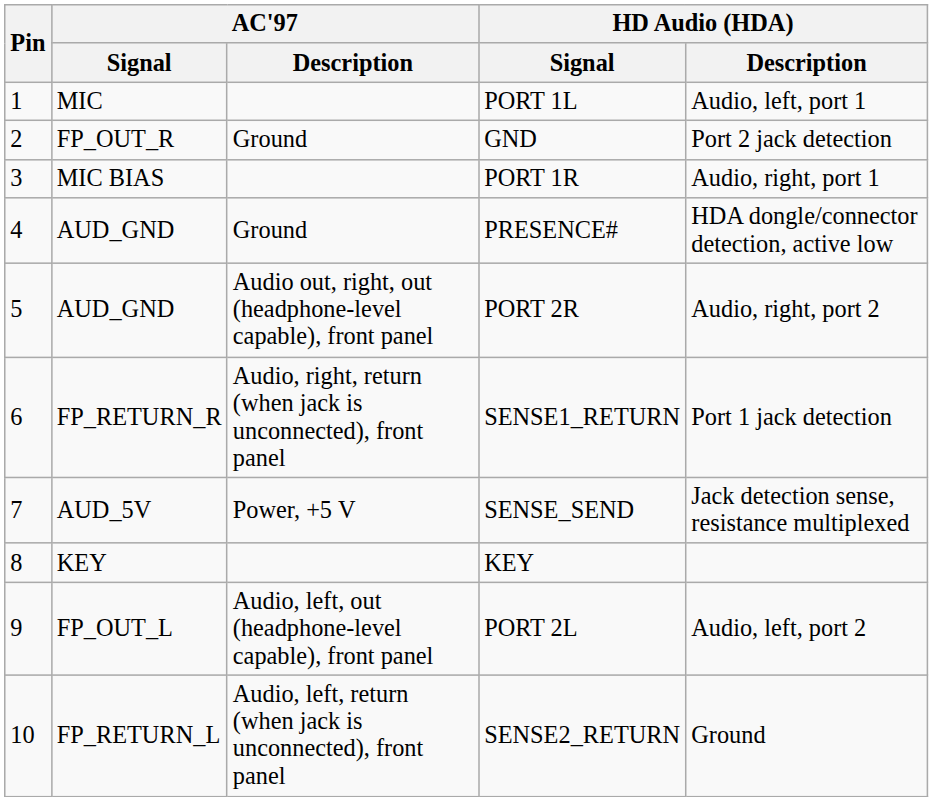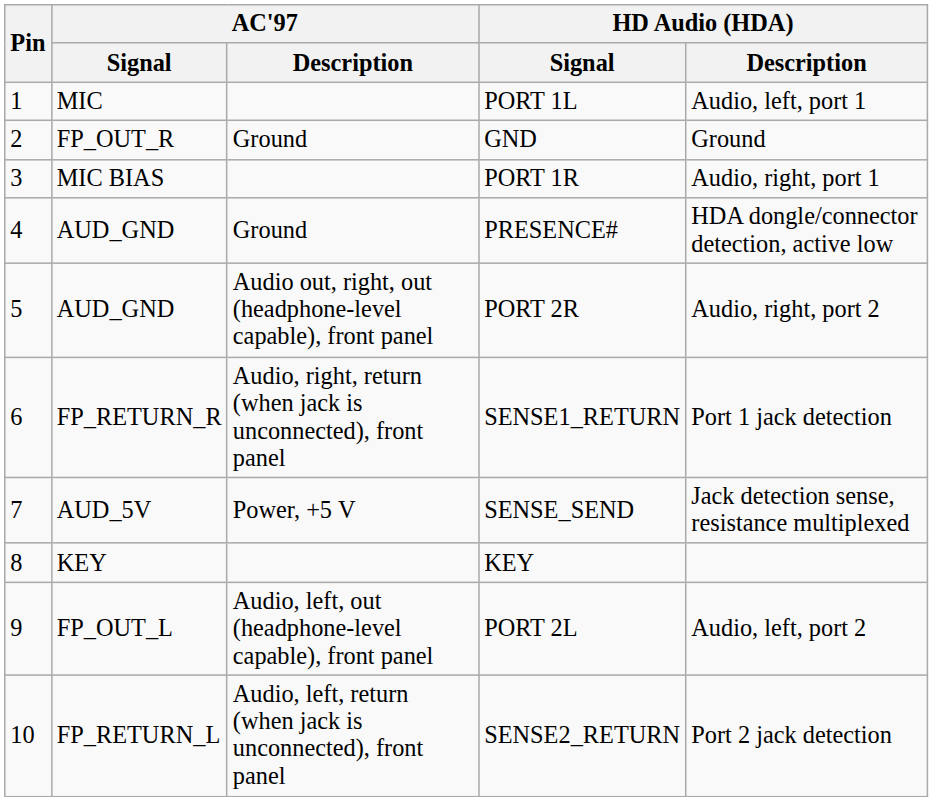(792, 139) Port 2 jack detection -> (728, 139) Ground
(728, 735) Ground -> (792, 735) Port 2 jack detection
